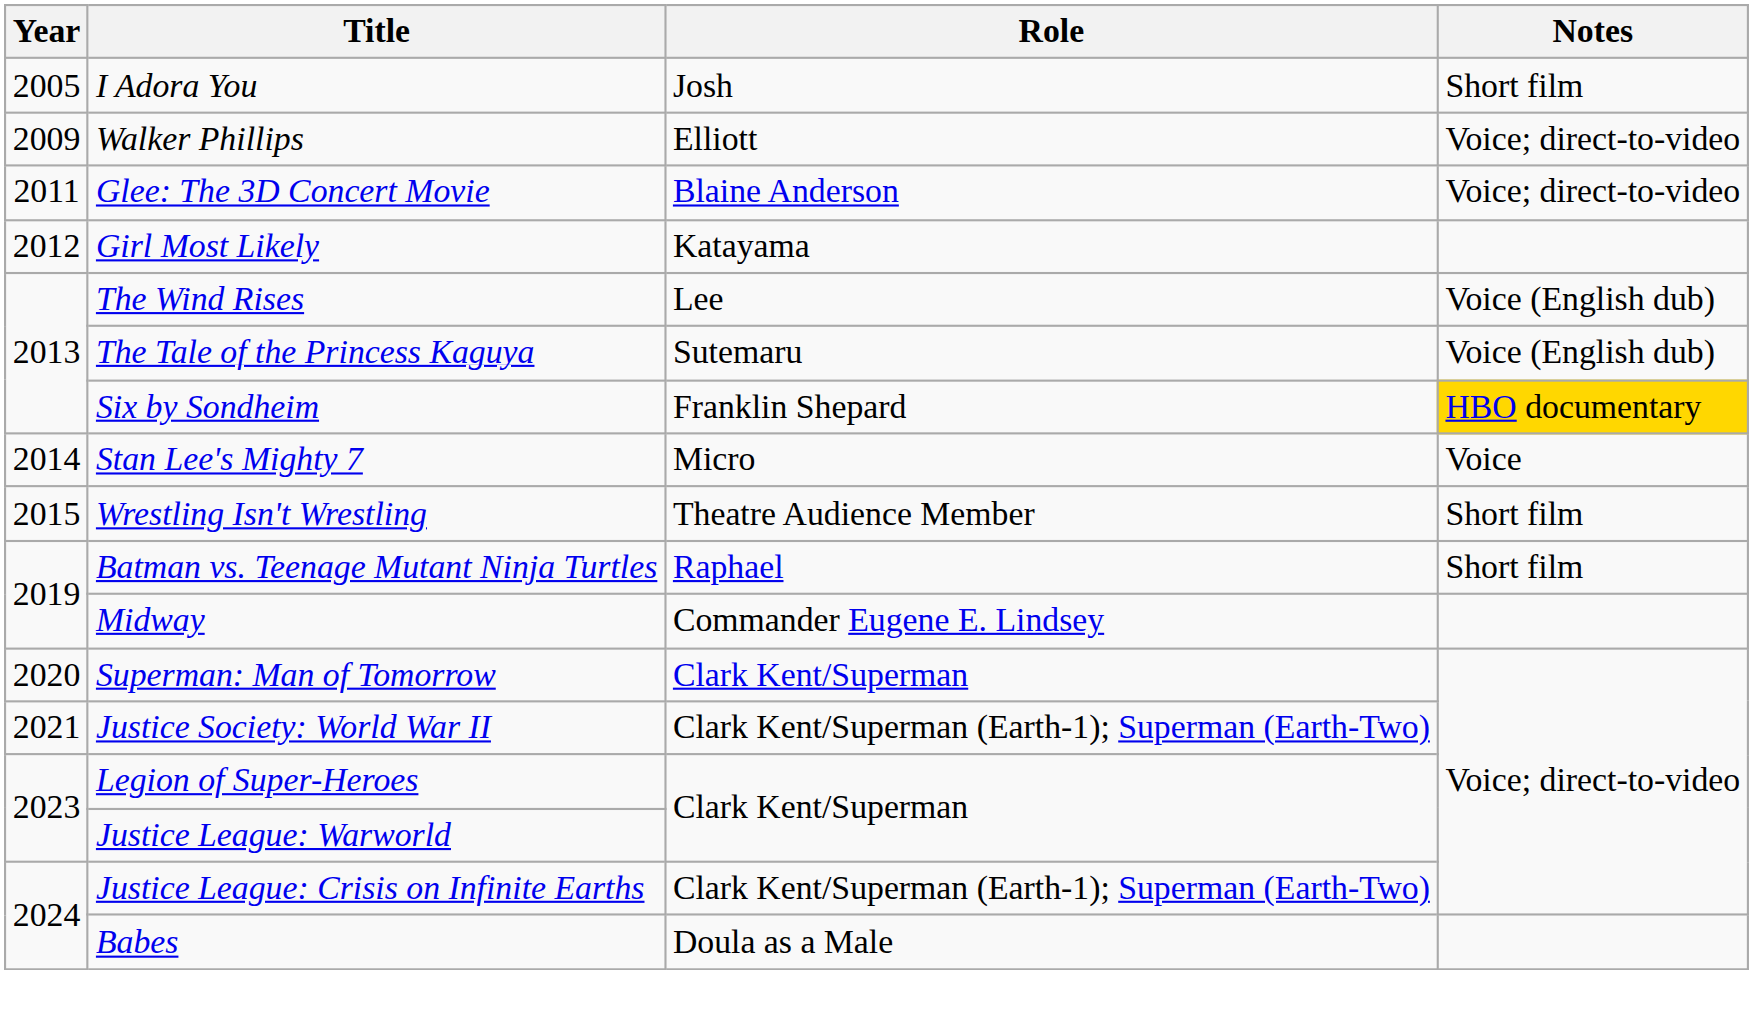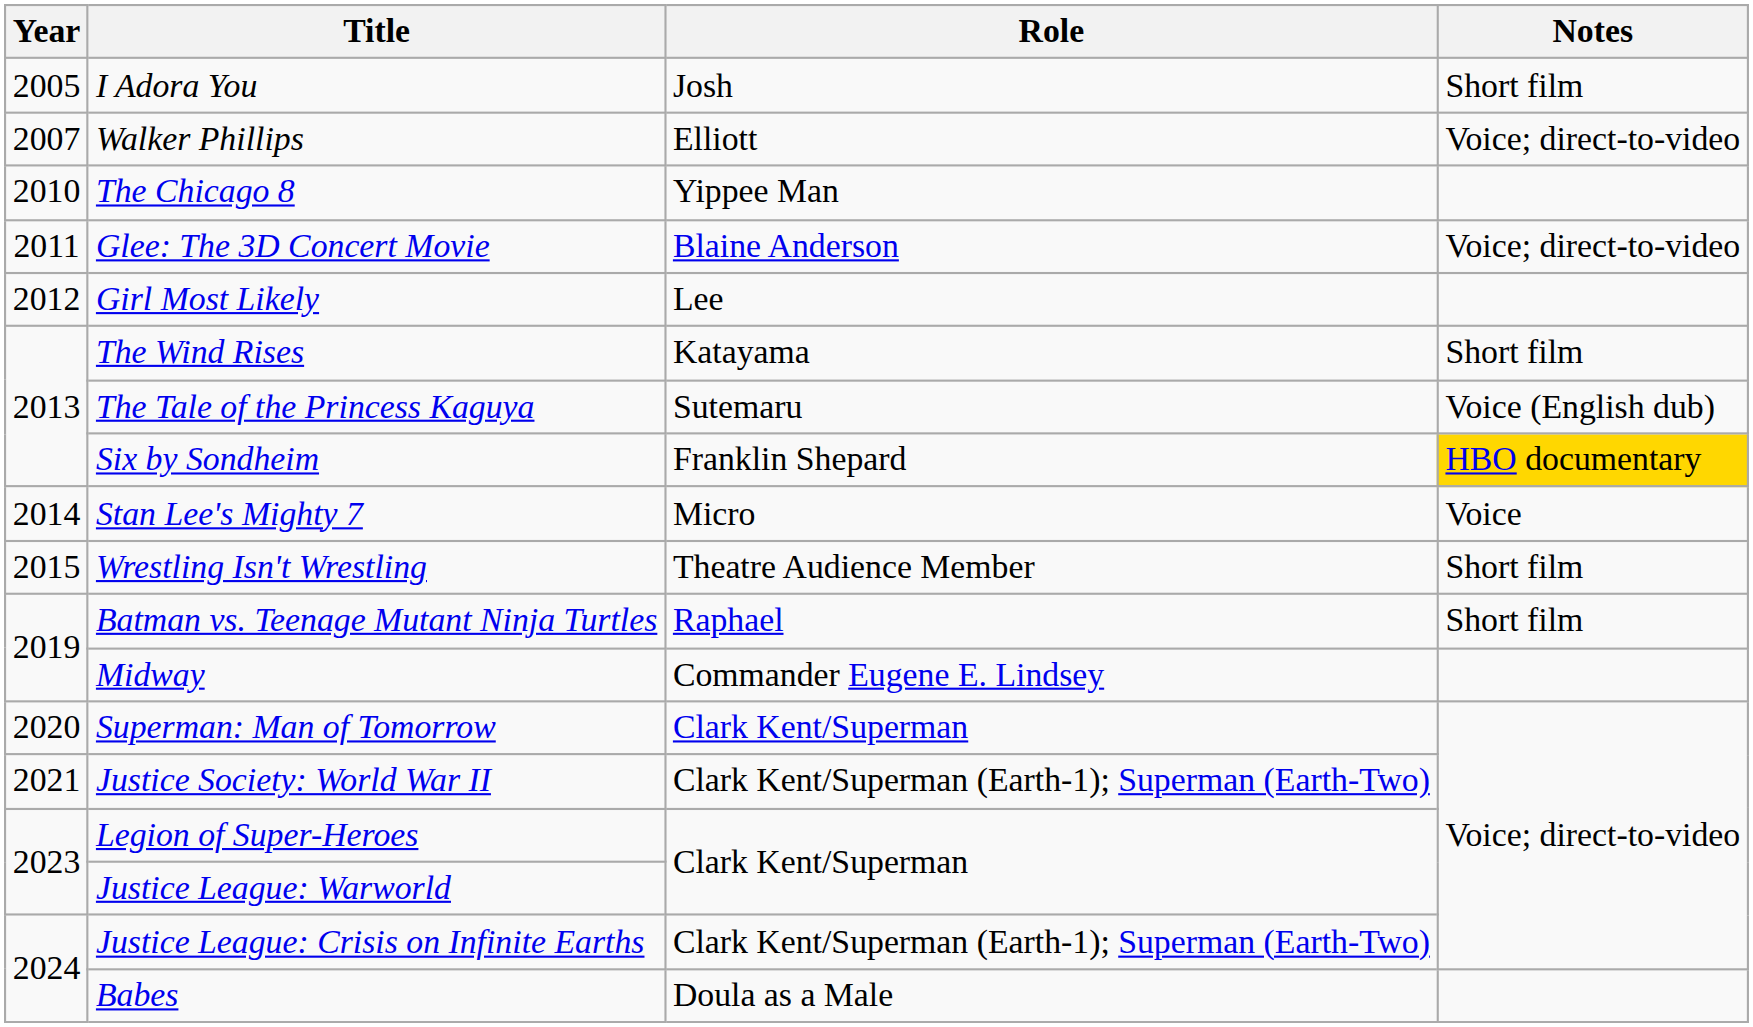(47, 138) 2009 -> (47, 138) 2007
+ row: (195, 191)
(741, 245) Katayama -> (698, 298) Lee
(698, 298) Lee -> (741, 352) Katayama
(1580, 298) Voice (English dub) -> (1514, 352) Short film
